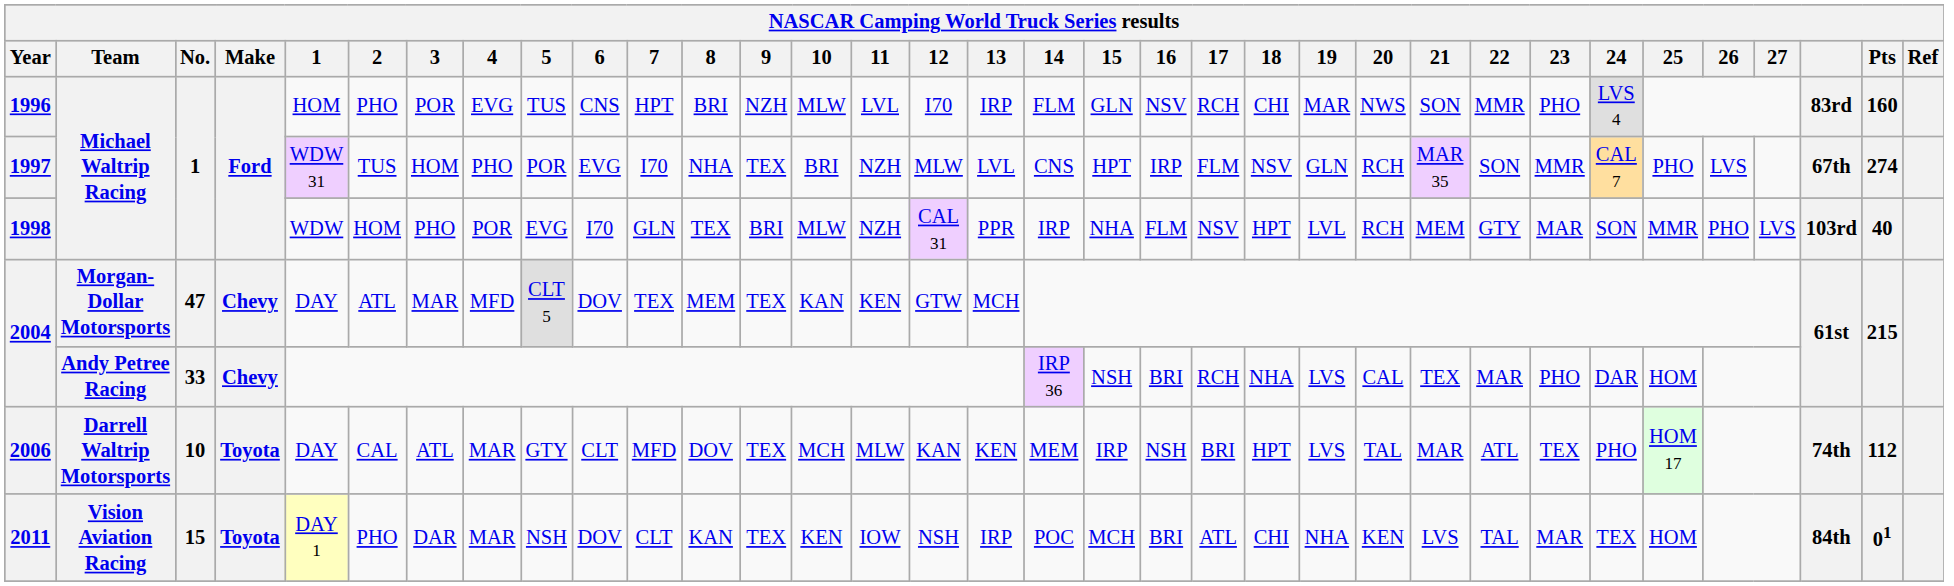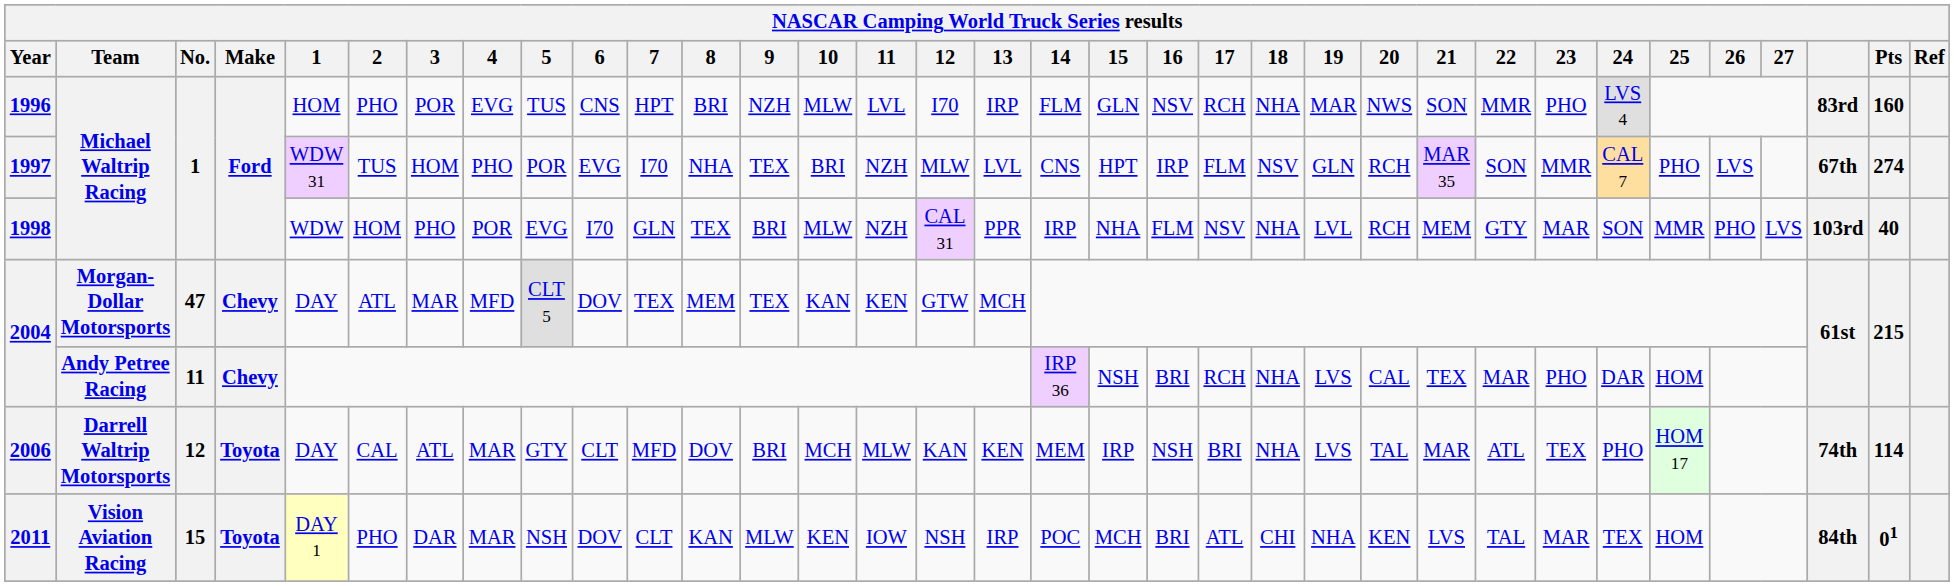(1271, 106) CHI -> (1278, 106) NHA
(1271, 228) HPT -> (1278, 228) NHA
(195, 376) 33 -> (195, 376) 11
(195, 450) 10 -> (195, 450) 12
(766, 450) TEX -> (769, 450) BRI
(1271, 450) HPT -> (1278, 450) NHA
(1882, 450) 112 -> (1889, 450) 114
(766, 537) TEX -> (769, 537) MLW
